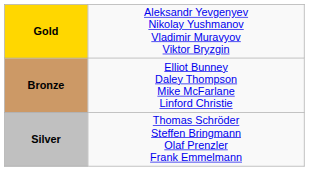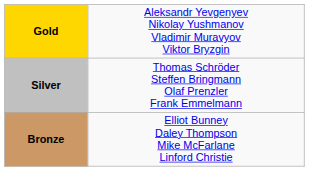rows swapped: (46, 139) <-> (46, 85)
